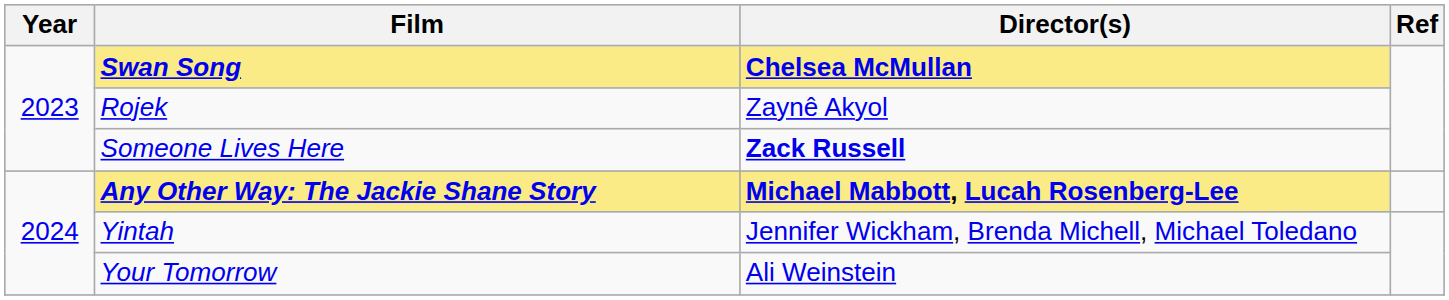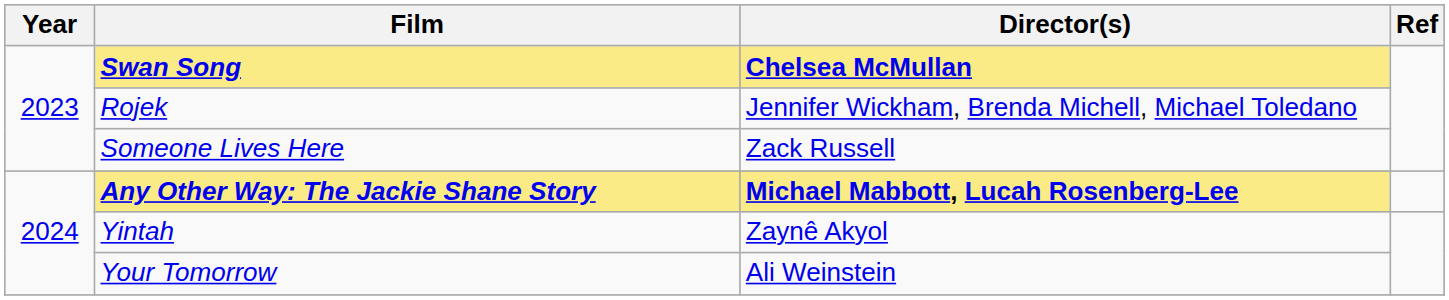(817, 107) Zaynê Akyol -> (1051, 107) Jennifer Wickham, Brenda Michell, Michael Toledano
(826, 149) bold -> (820, 149) normal
(1051, 231) Jennifer Wickham, Brenda Michell, Michael Toledano -> (817, 231) Zaynê Akyol
